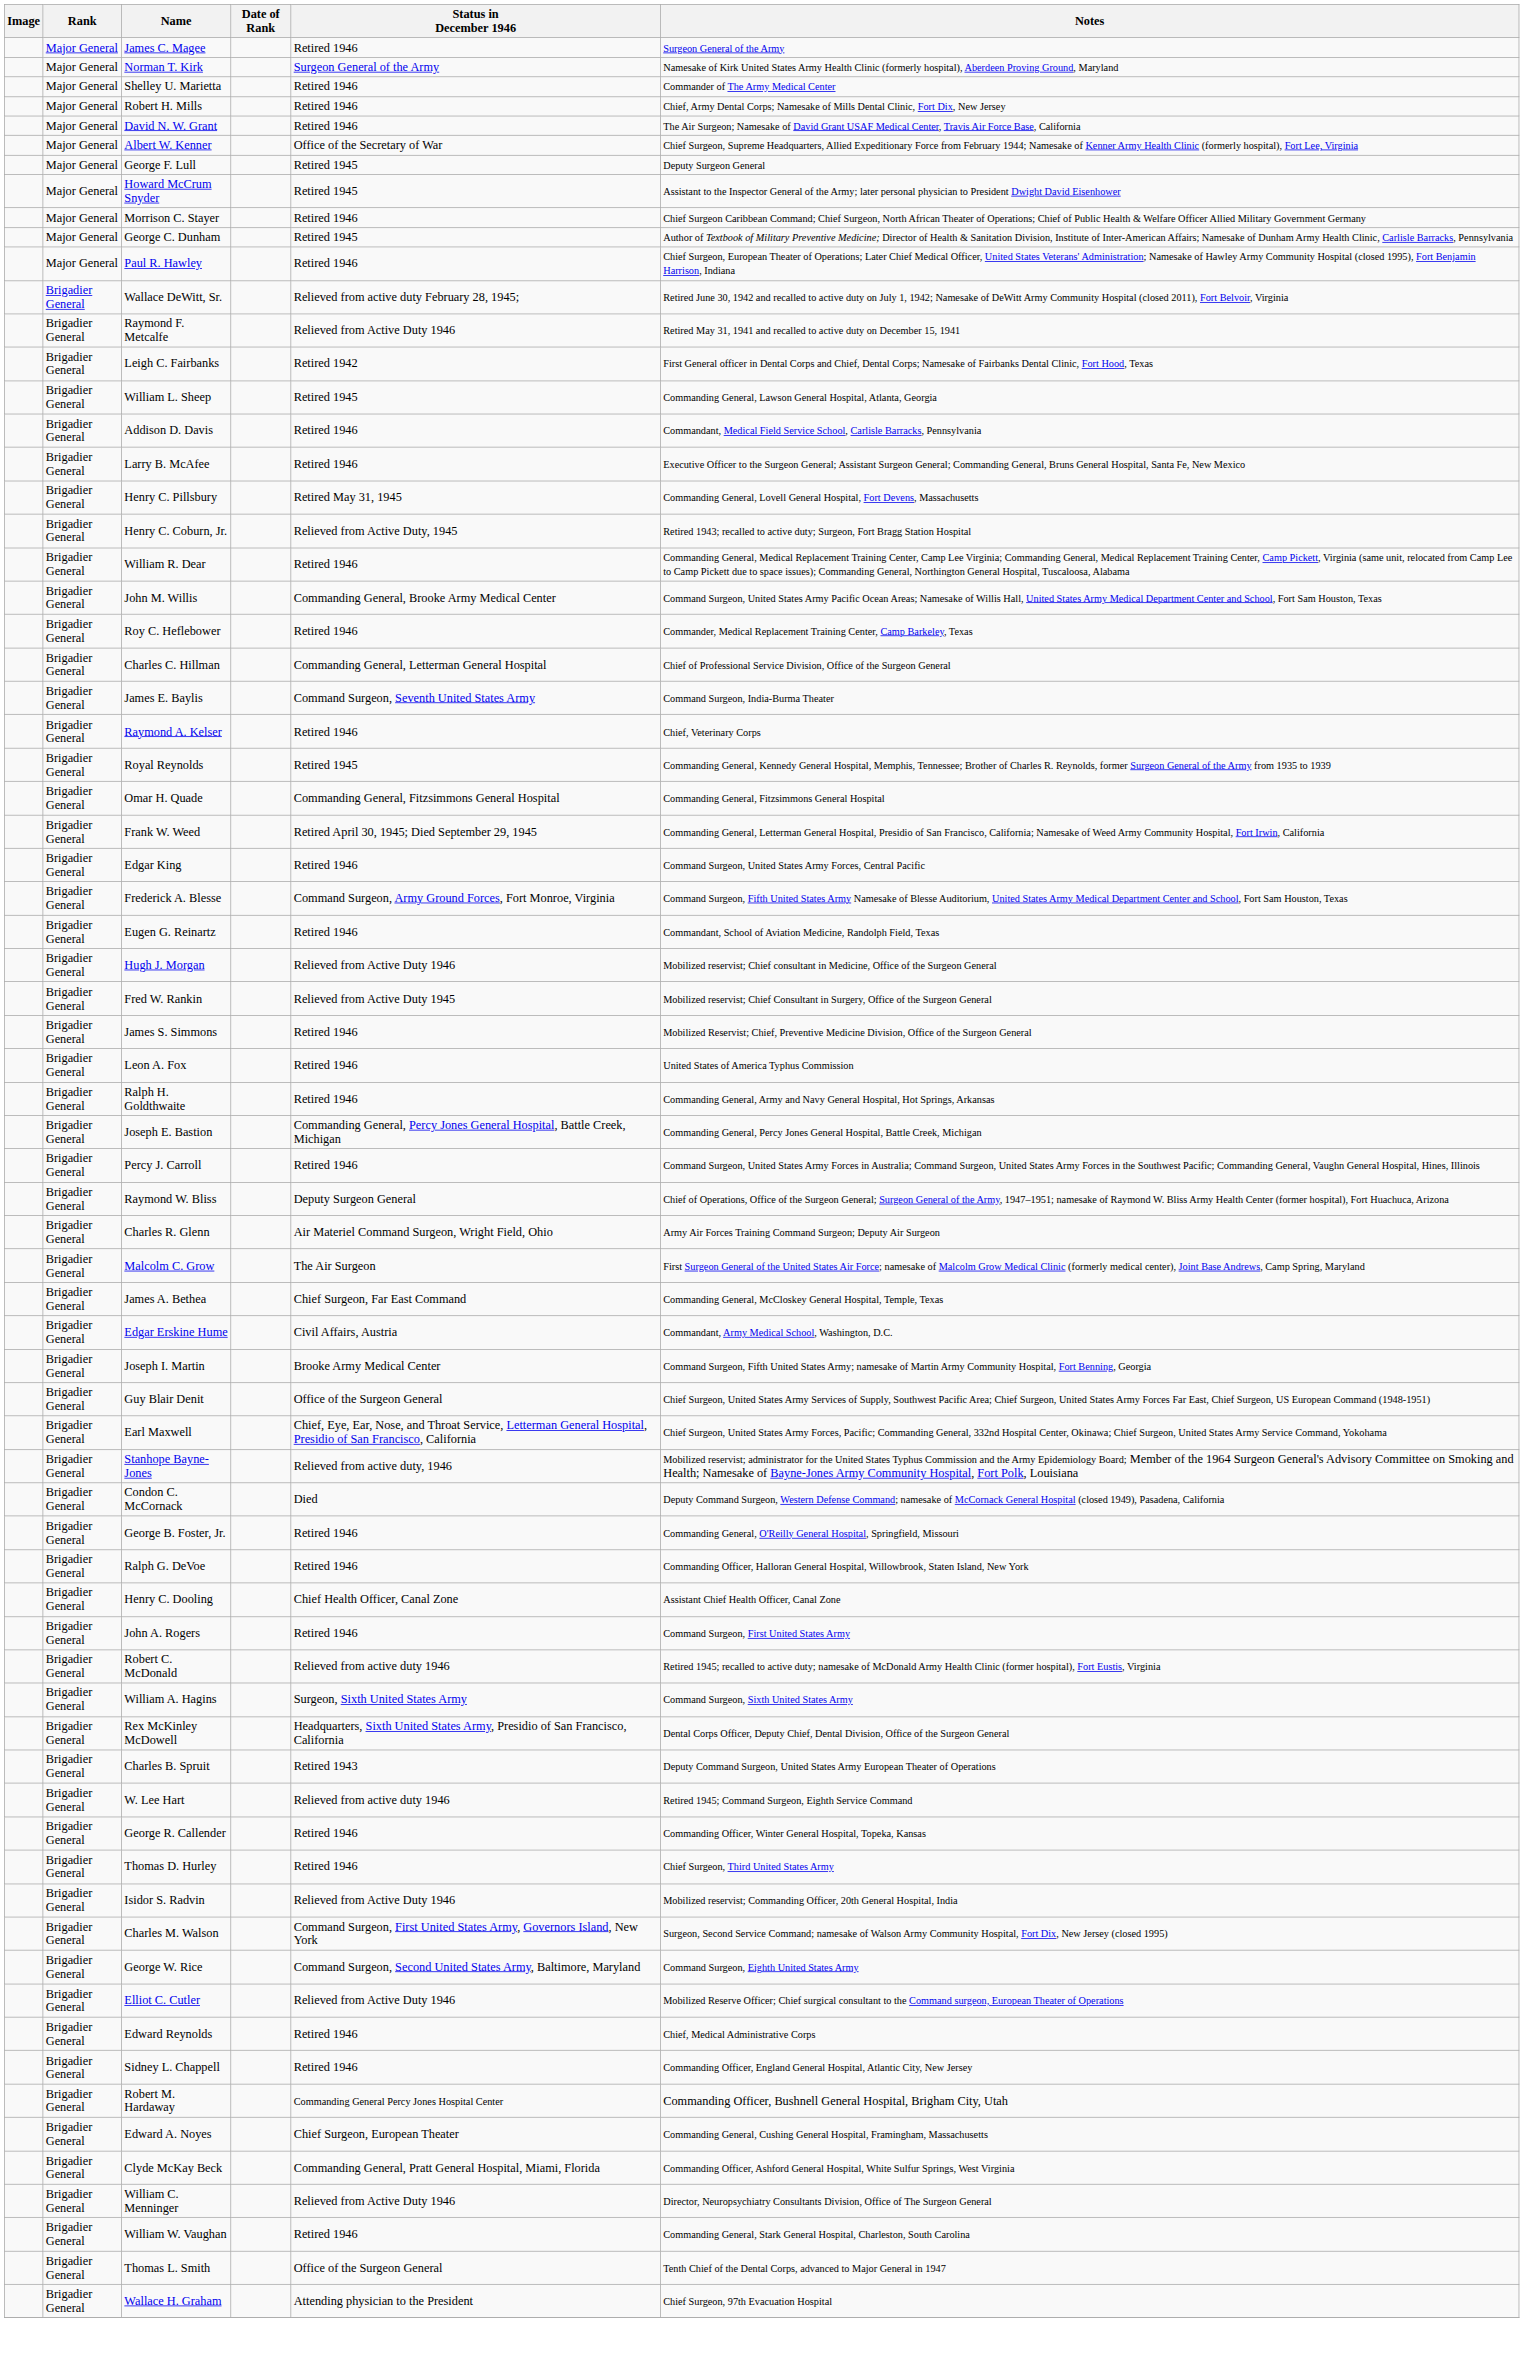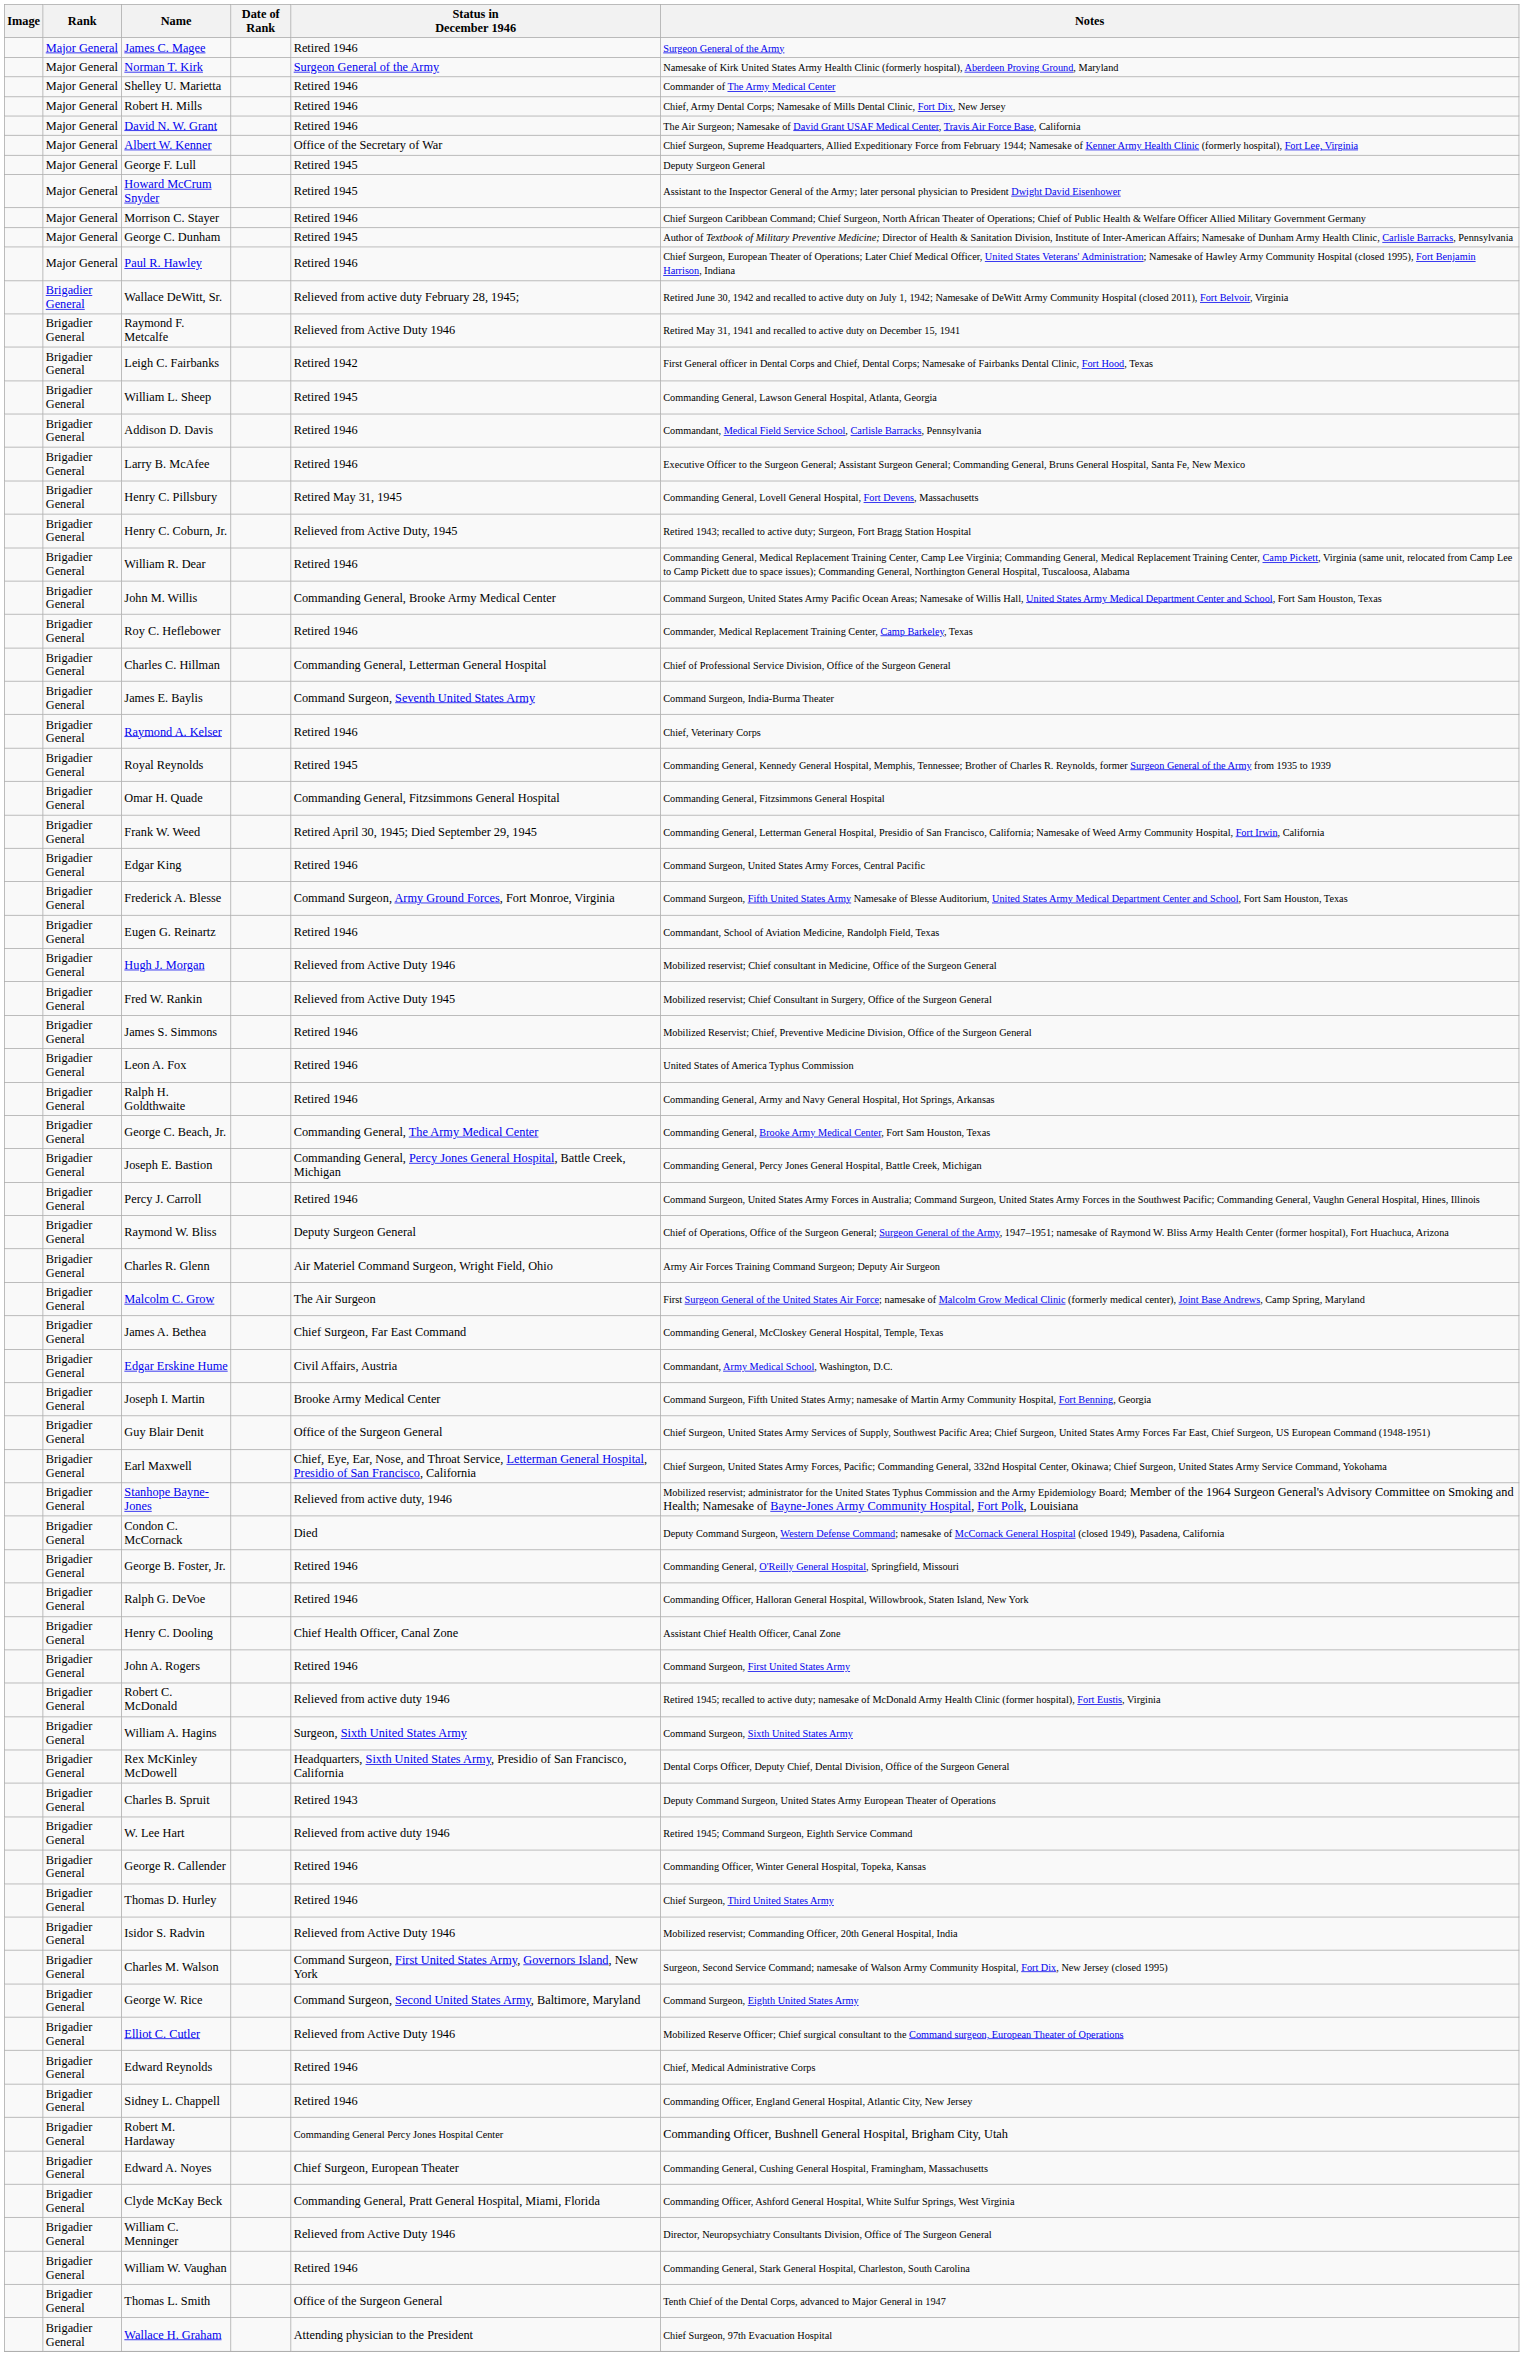+ row: (175, 1132)
